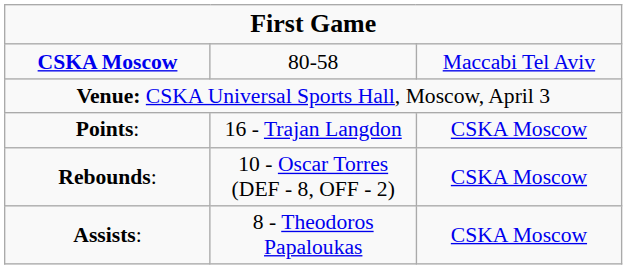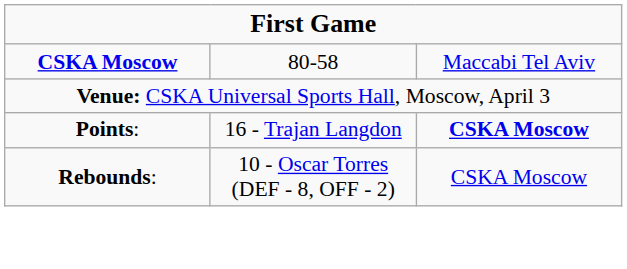(519, 129) normal -> (519, 129) bold
- row: (108, 234)
